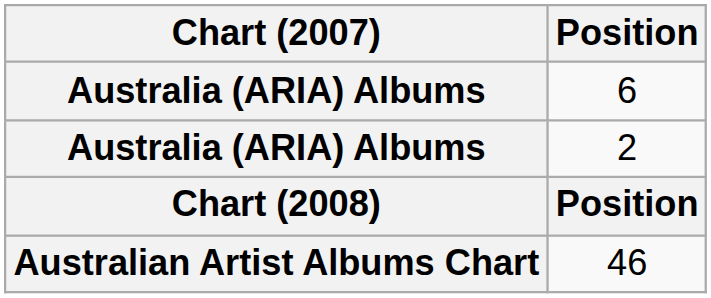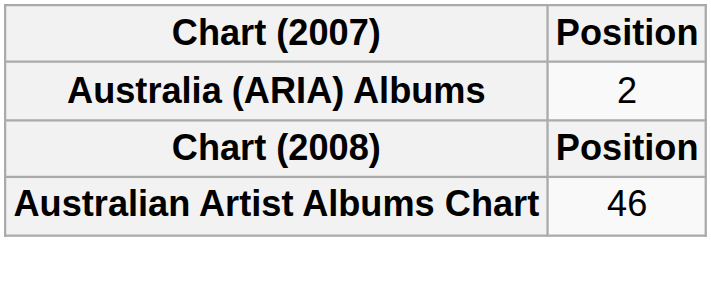- row: (627, 90)
